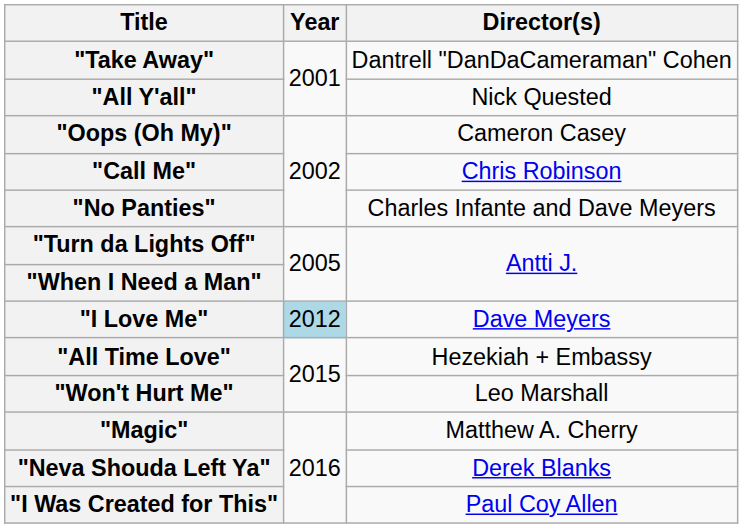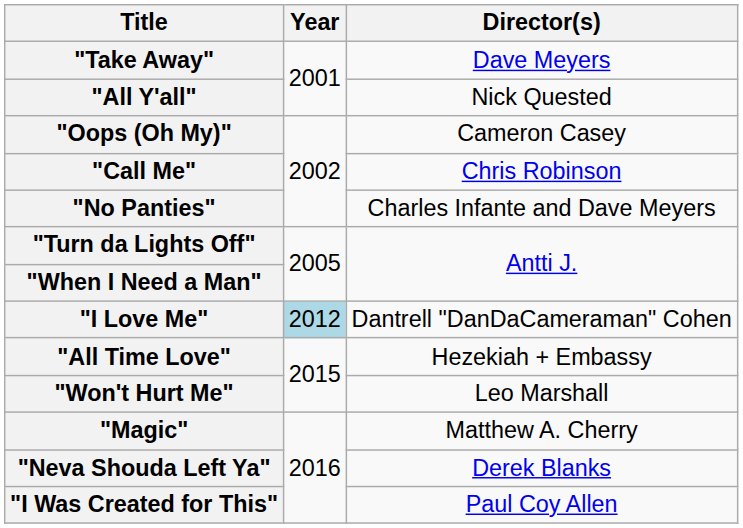(542, 60) Dantrell "DanDaCameraman" Cohen -> (542, 60) Dave Meyers
(542, 319) Dave Meyers -> (542, 319) Dantrell "DanDaCameraman" Cohen
